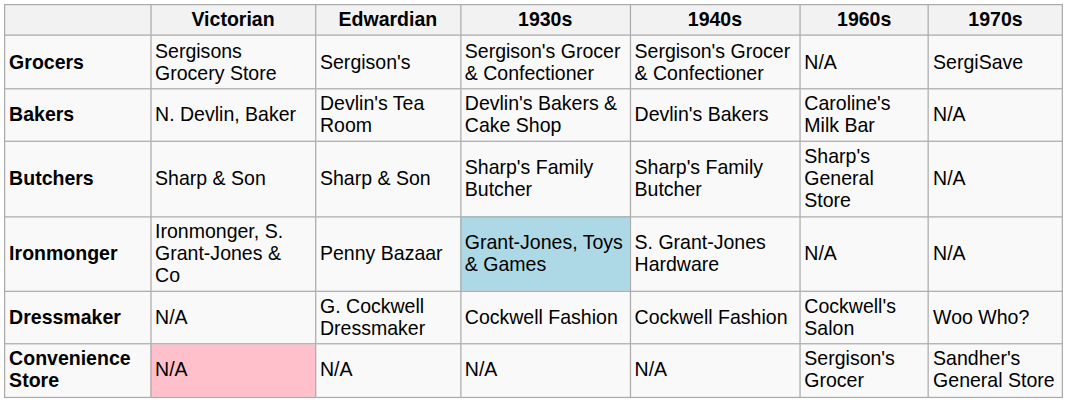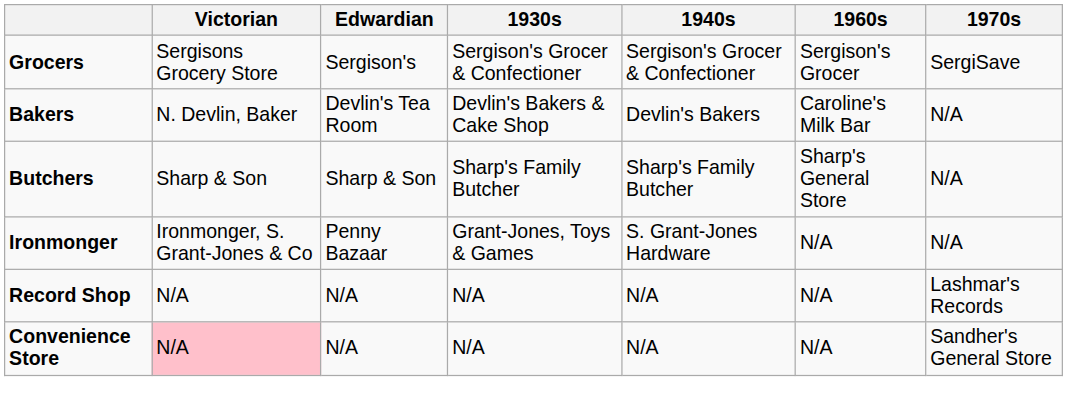(821, 61) N/A -> (845, 61) Sergison's Grocer
(544, 253) lightblue background -> (531, 242) no background
- row: (65, 317)
+ row: (70, 295)
(850, 370) Sergison's Grocer -> (816, 348) N/A
